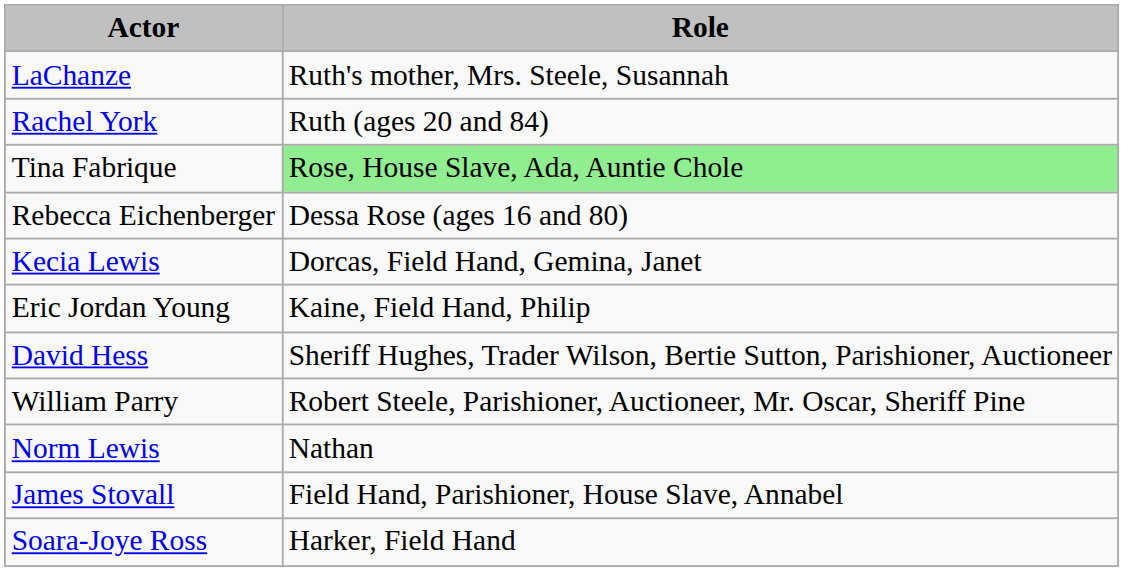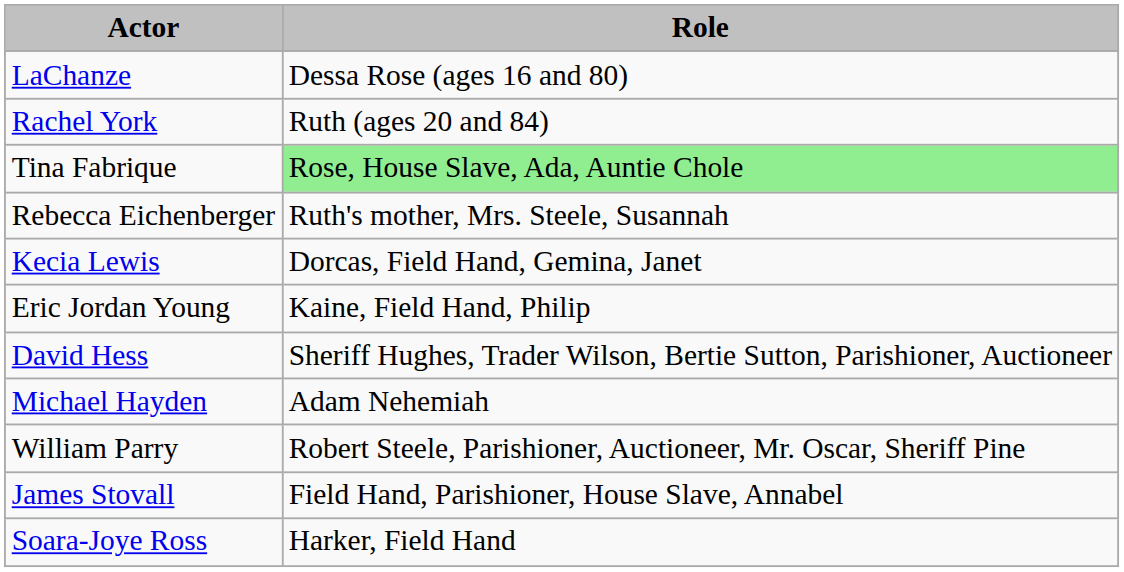(509, 74) Ruth's mother, Mrs. Steele, Susannah -> (458, 74) Dessa Rose (ages 16 and 80)
(458, 214) Dessa Rose (ages 16 and 80) -> (509, 214) Ruth's mother, Mrs. Steele, Susannah
+ row: (109, 401)
- row: (86, 448)
